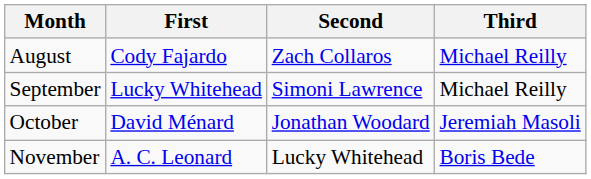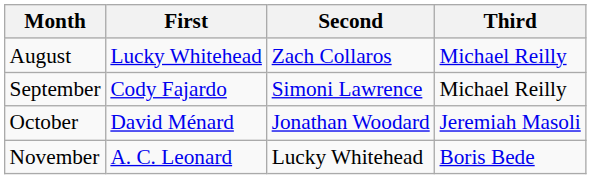(169, 55) Cody Fajardo -> (186, 55) Lucky Whitehead
(186, 88) Lucky Whitehead -> (169, 88) Cody Fajardo
